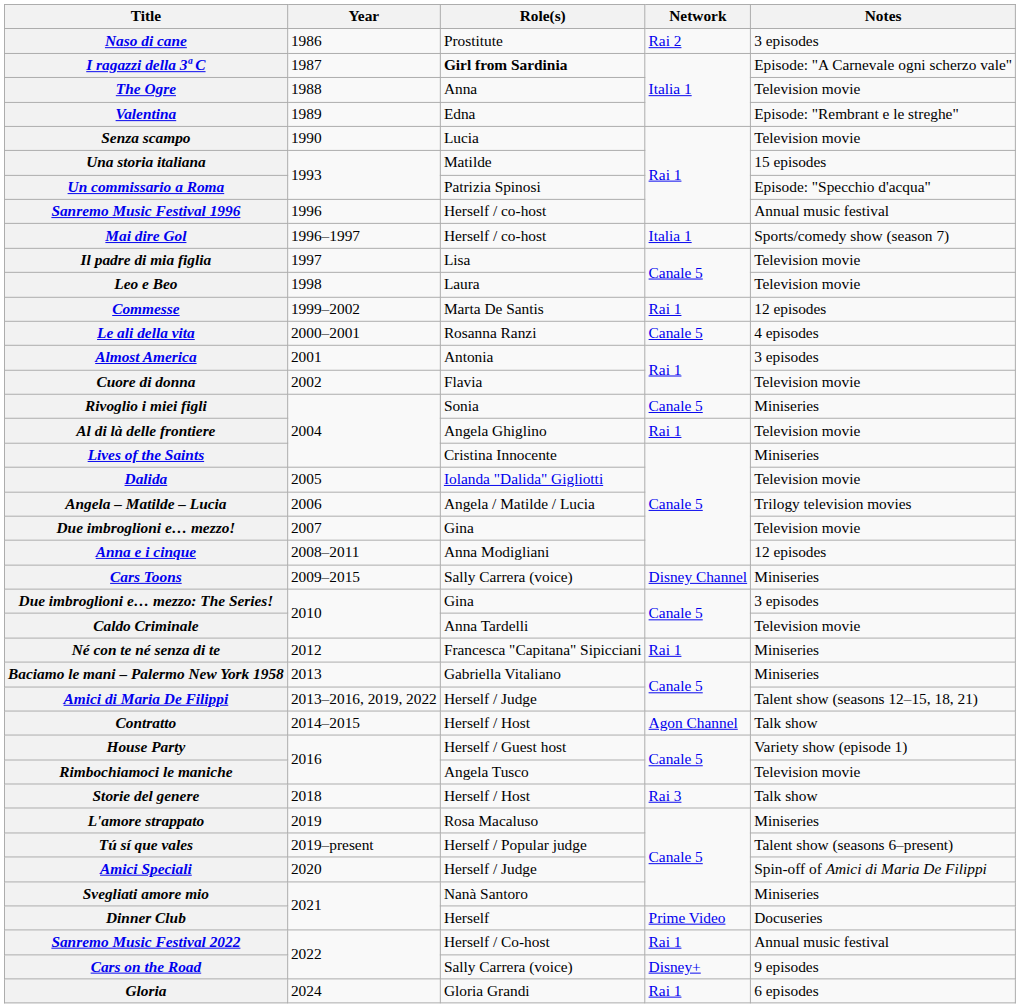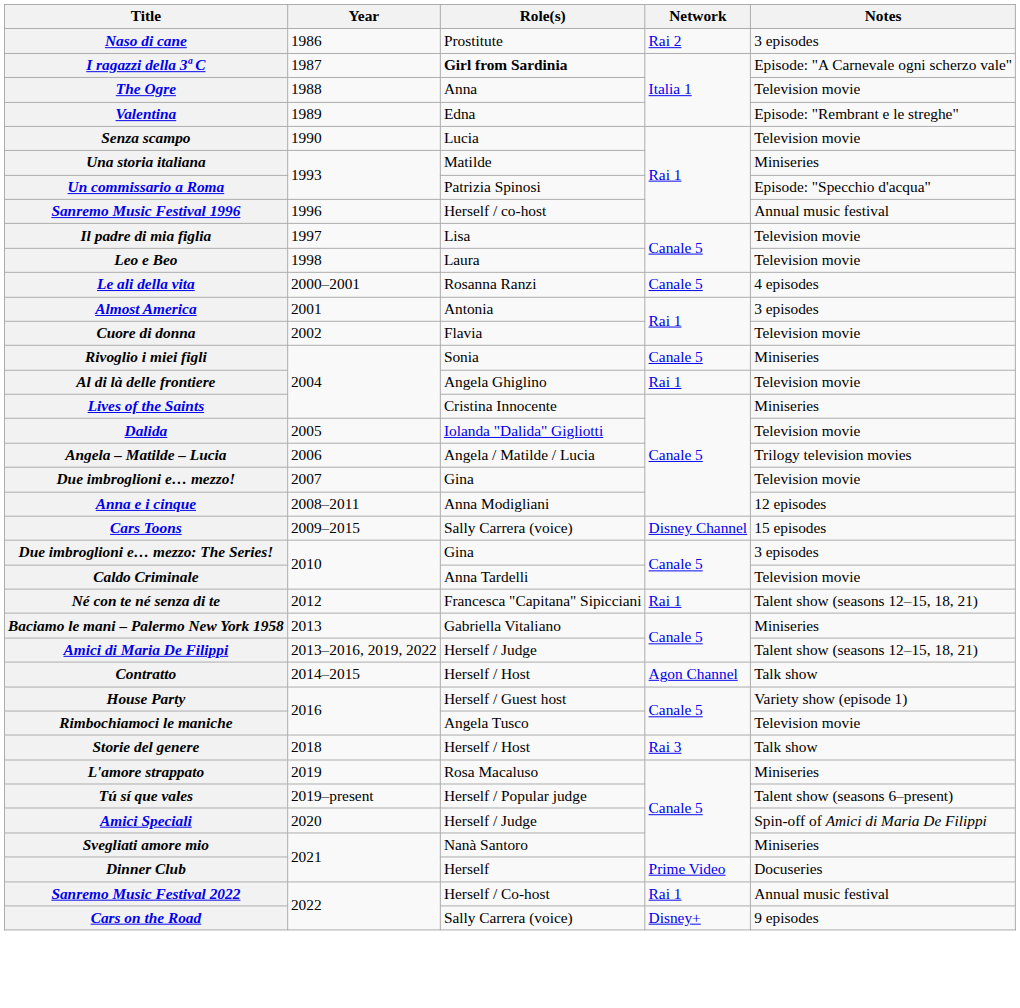(790, 162) 15 episodes -> (787, 162) Miniseries
- row: (146, 235)
- row: (146, 308)
(787, 576) Miniseries -> (790, 528) 15 episodes
(787, 650) Miniseries -> (866, 601) Talent show (seasons 12–15, 18, 21)
- row: (146, 991)
